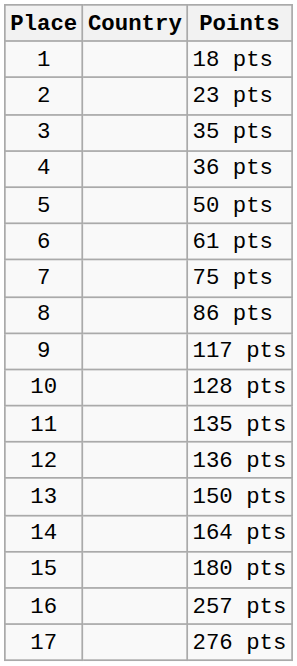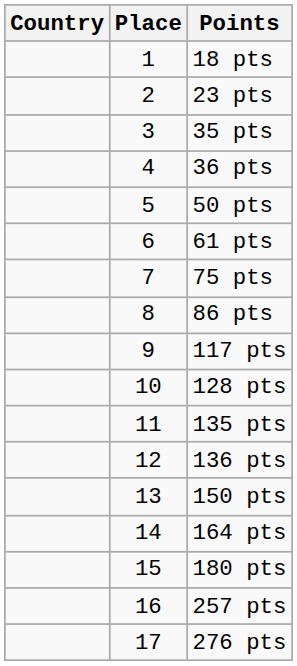columns swapped: (44, 23) <-> (135, 23)
